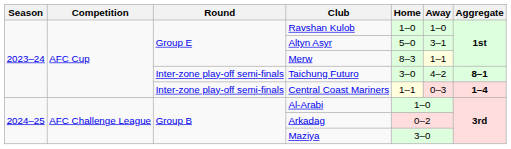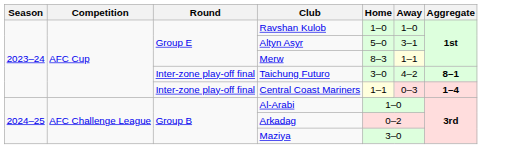(220, 74) Inter-zone play-off semi-finals -> (205, 74) Inter-zone play-off final
(220, 90) Inter-zone play-off semi-finals -> (205, 90) Inter-zone play-off final
